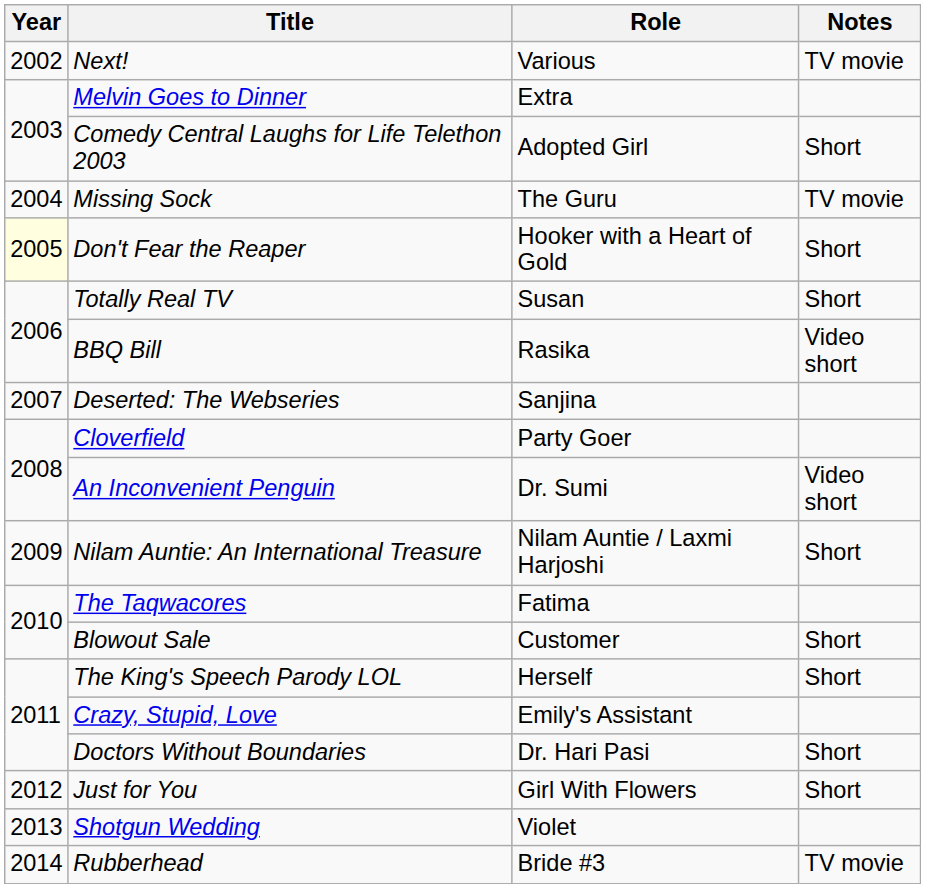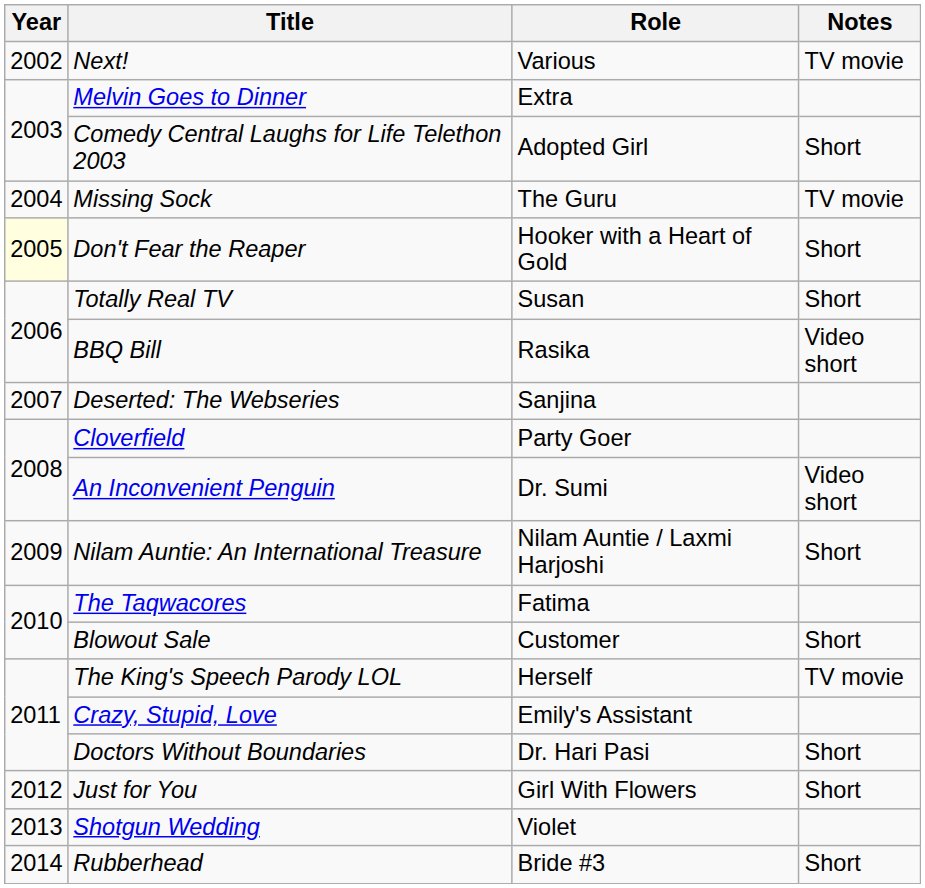(833, 677) Short -> (854, 677) TV movie
(854, 864) TV movie -> (833, 864) Short
